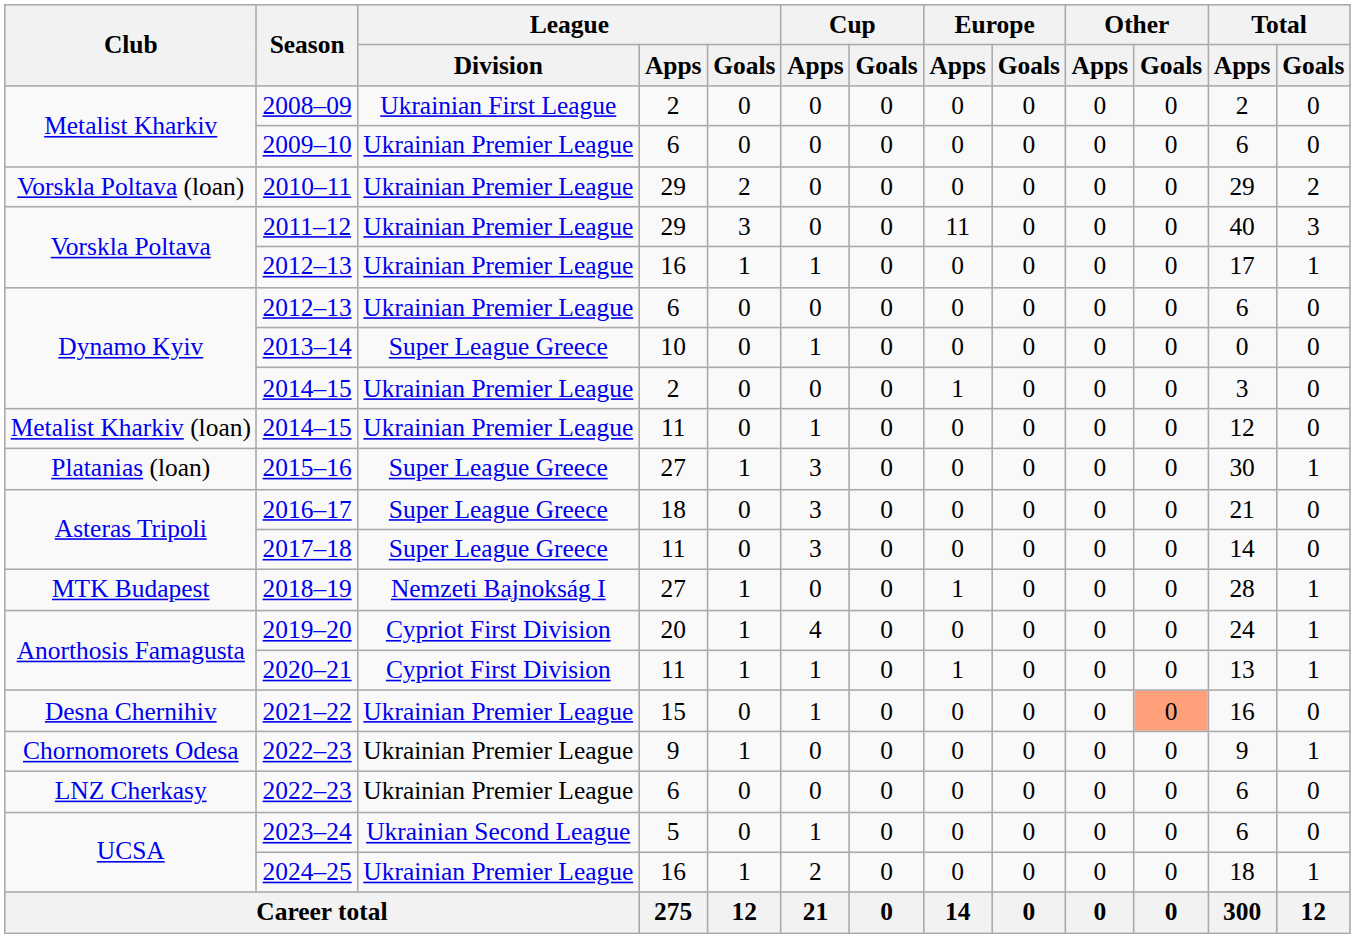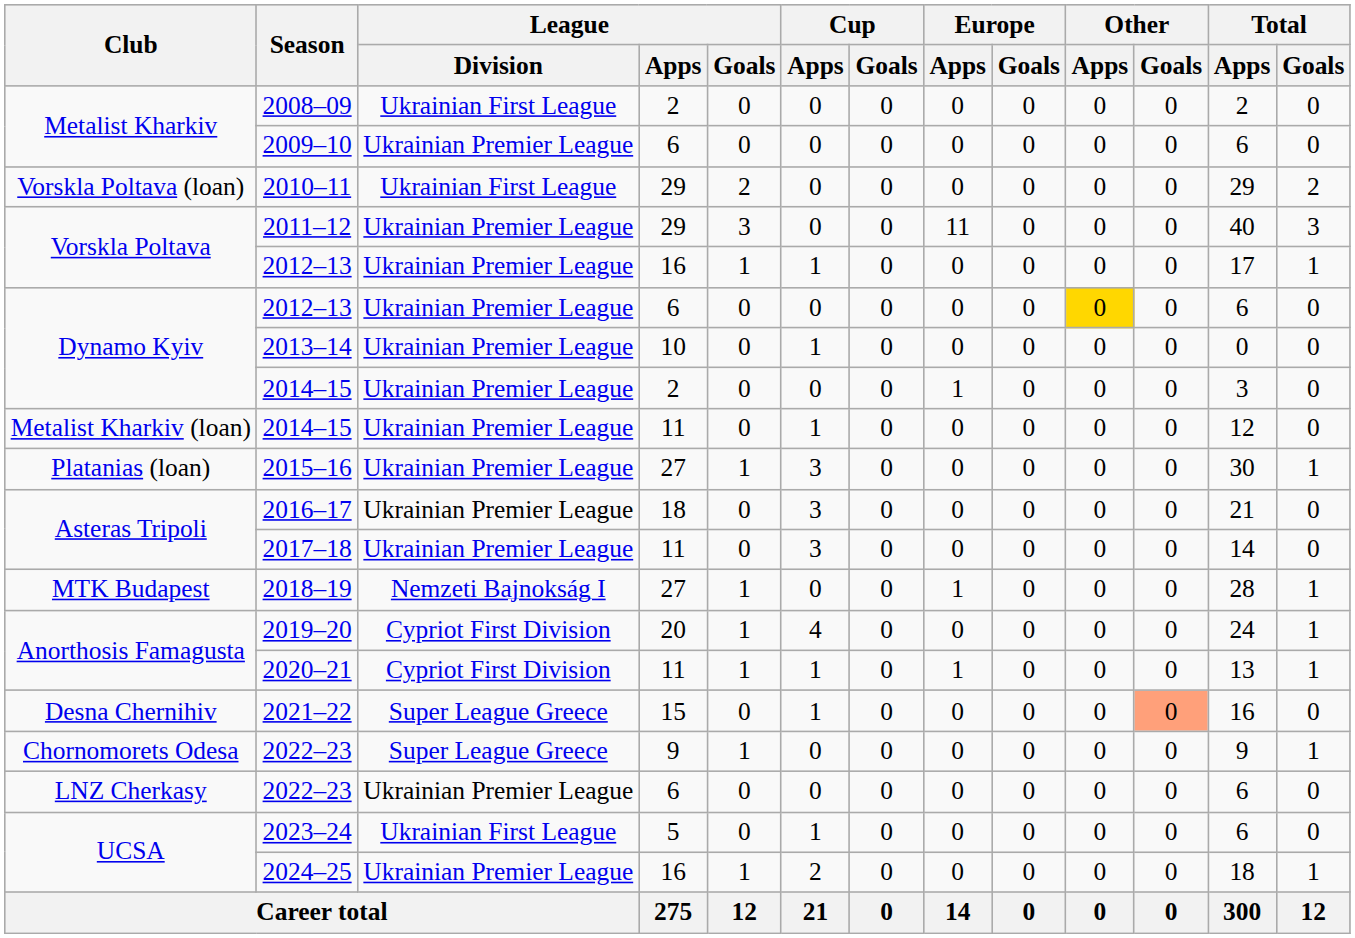(498, 186) Ukrainian Premier League -> (498, 186) Ukrainian First League
(1100, 307) no background -> (1100, 307) gold background
(498, 347) Super League Greece -> (498, 347) Ukrainian Premier League
(498, 468) Super League Greece -> (498, 468) Ukrainian Premier League
(498, 508) Super League Greece -> (498, 508) Ukrainian Premier League
(498, 549) Super League Greece -> (498, 549) Ukrainian Premier League
(498, 710) Ukrainian Premier League -> (498, 710) Super League Greece
(498, 750) Ukrainian Premier League -> (498, 750) Super League Greece
(498, 831) Ukrainian Second League -> (498, 831) Ukrainian First League
